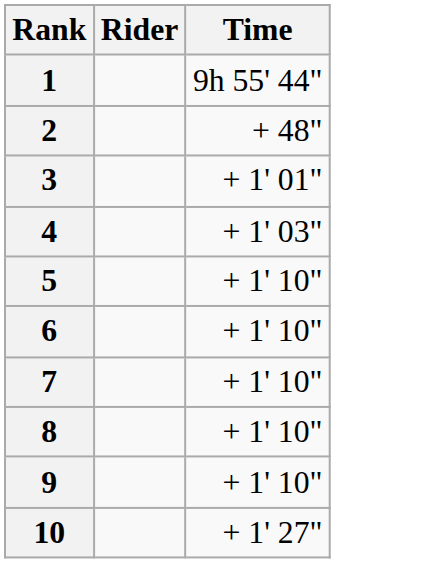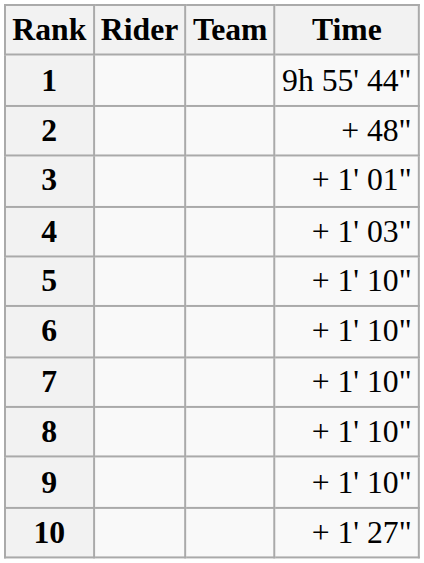+ column: (230, 29)
